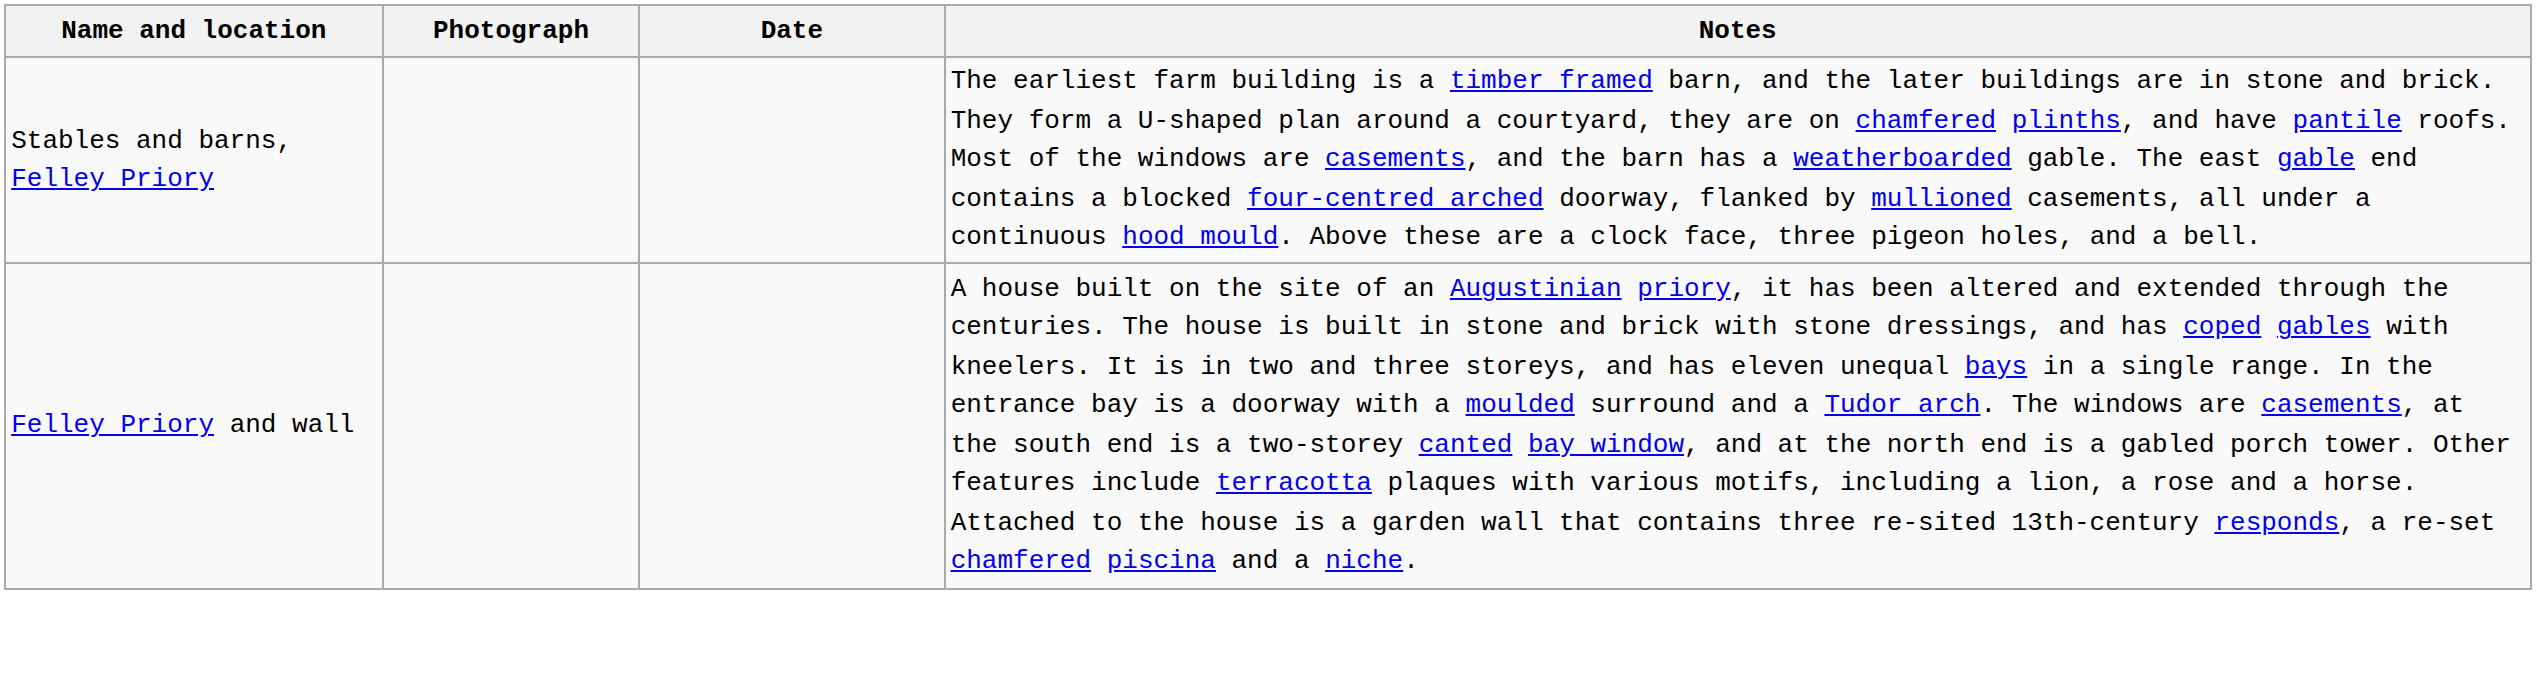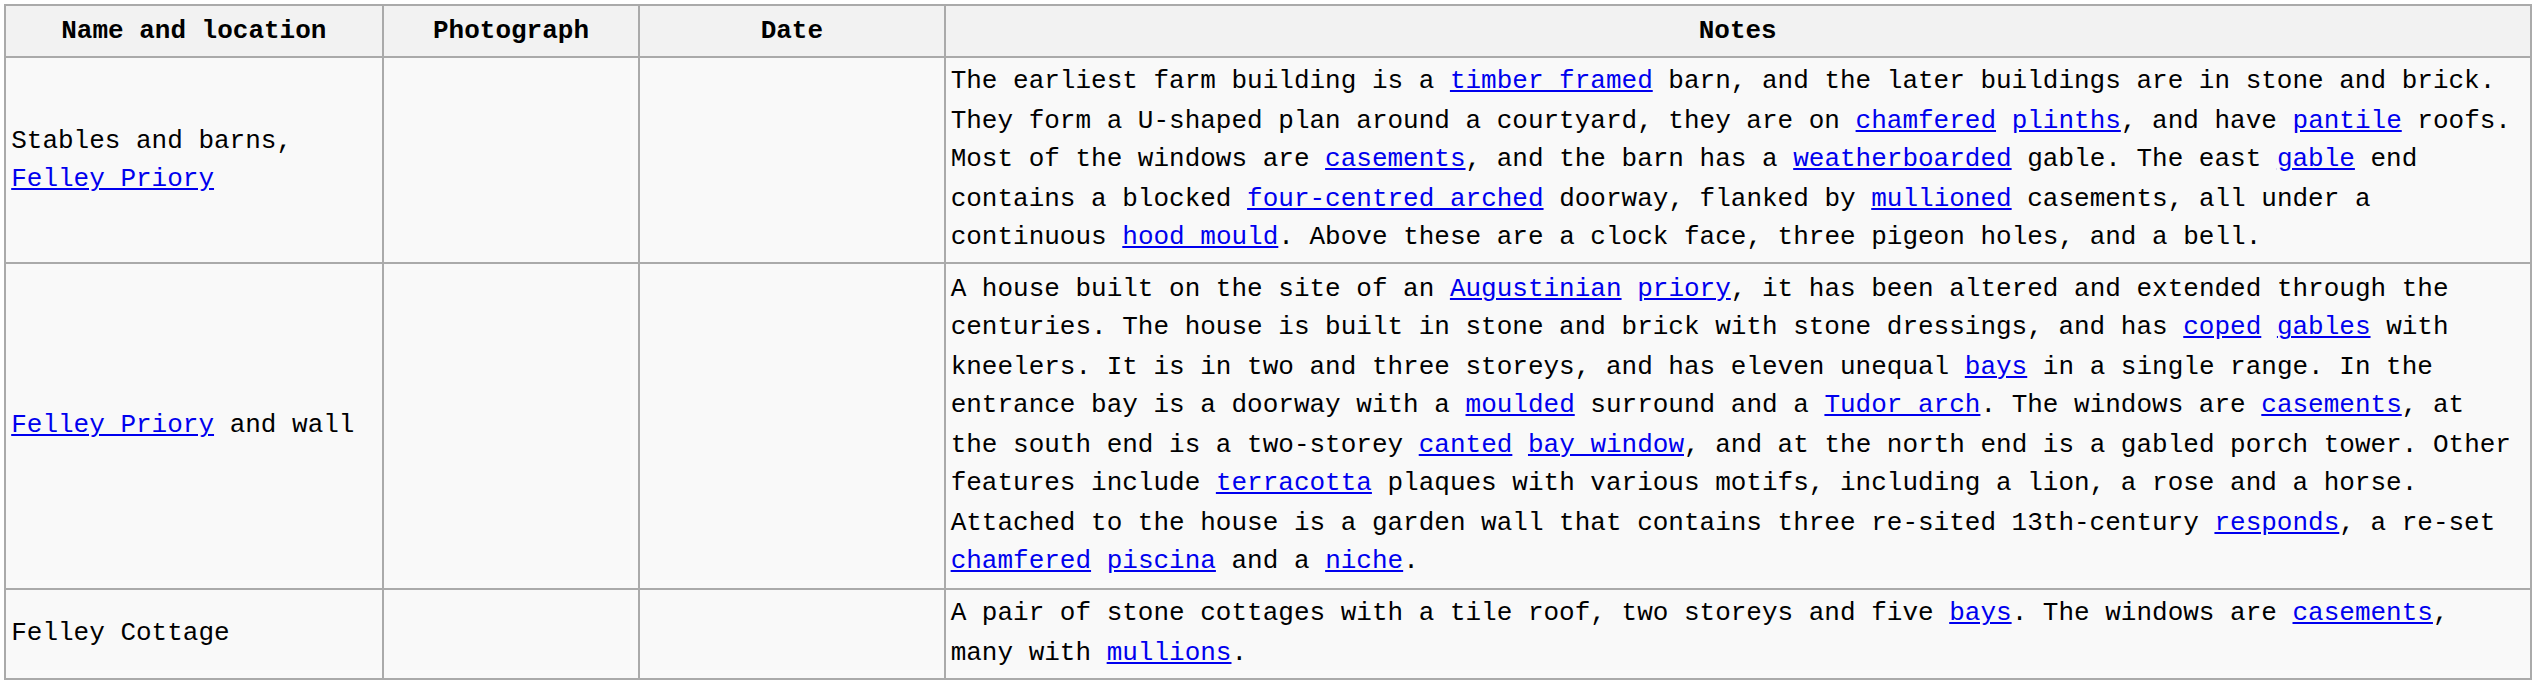+ row: (120, 633)
